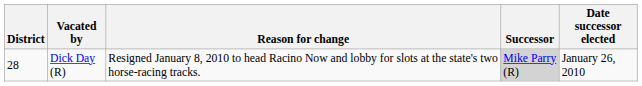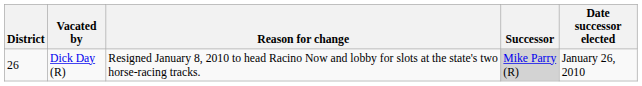(13, 65) 28 -> (13, 65) 26
